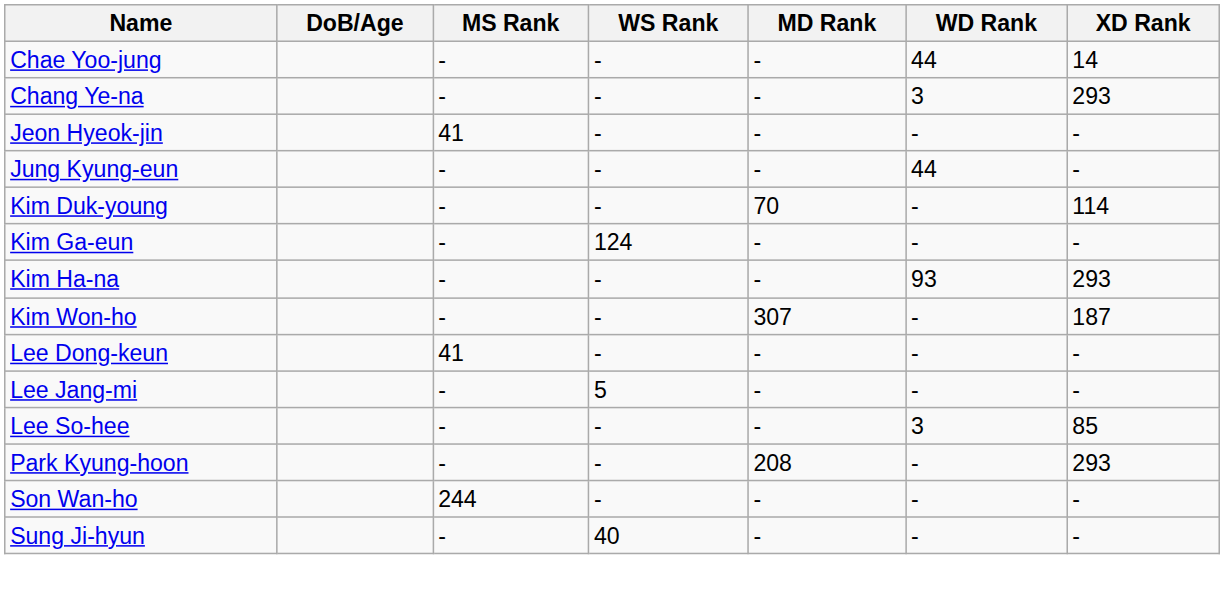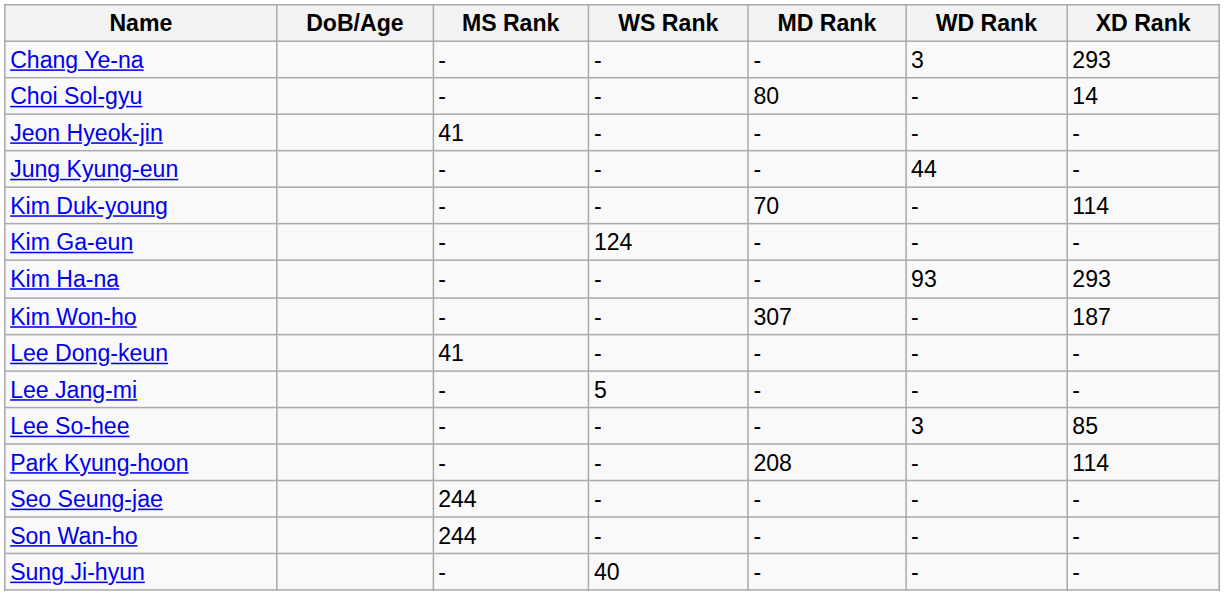- row: (86, 60)
+ row: (76, 96)
(1092, 462) 293 -> (1091, 462) 114
+ row: (86, 499)
